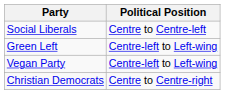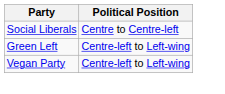- row: (55, 81)
